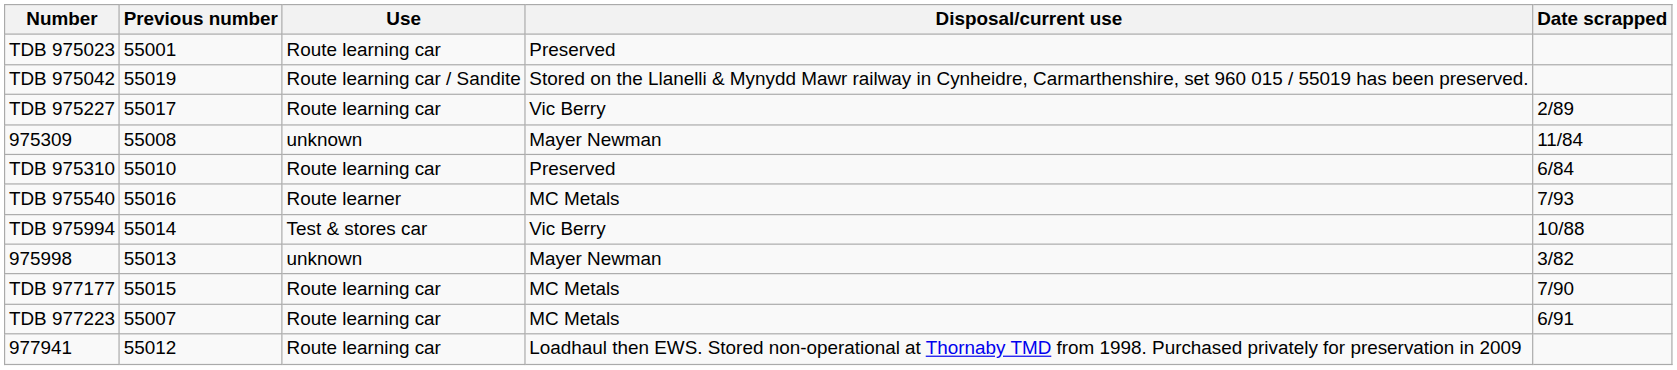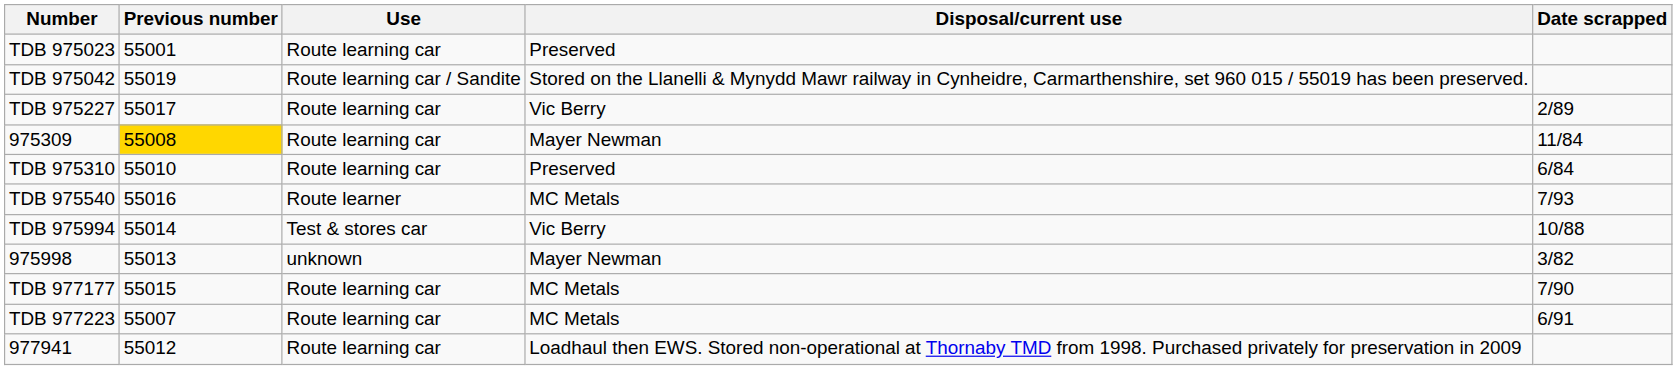(150, 139) no background -> (150, 139) gold background
(324, 139) unknown -> (364, 139) Route learning car
